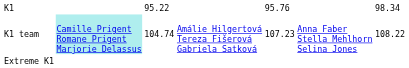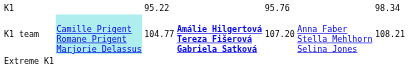(159, 34) 104.74 -> (159, 34) 104.77
(219, 39) normal -> (219, 39) bold
(280, 34) 107.23 -> (280, 34) 107.20
(390, 34) 108.22 -> (390, 34) 108.21
